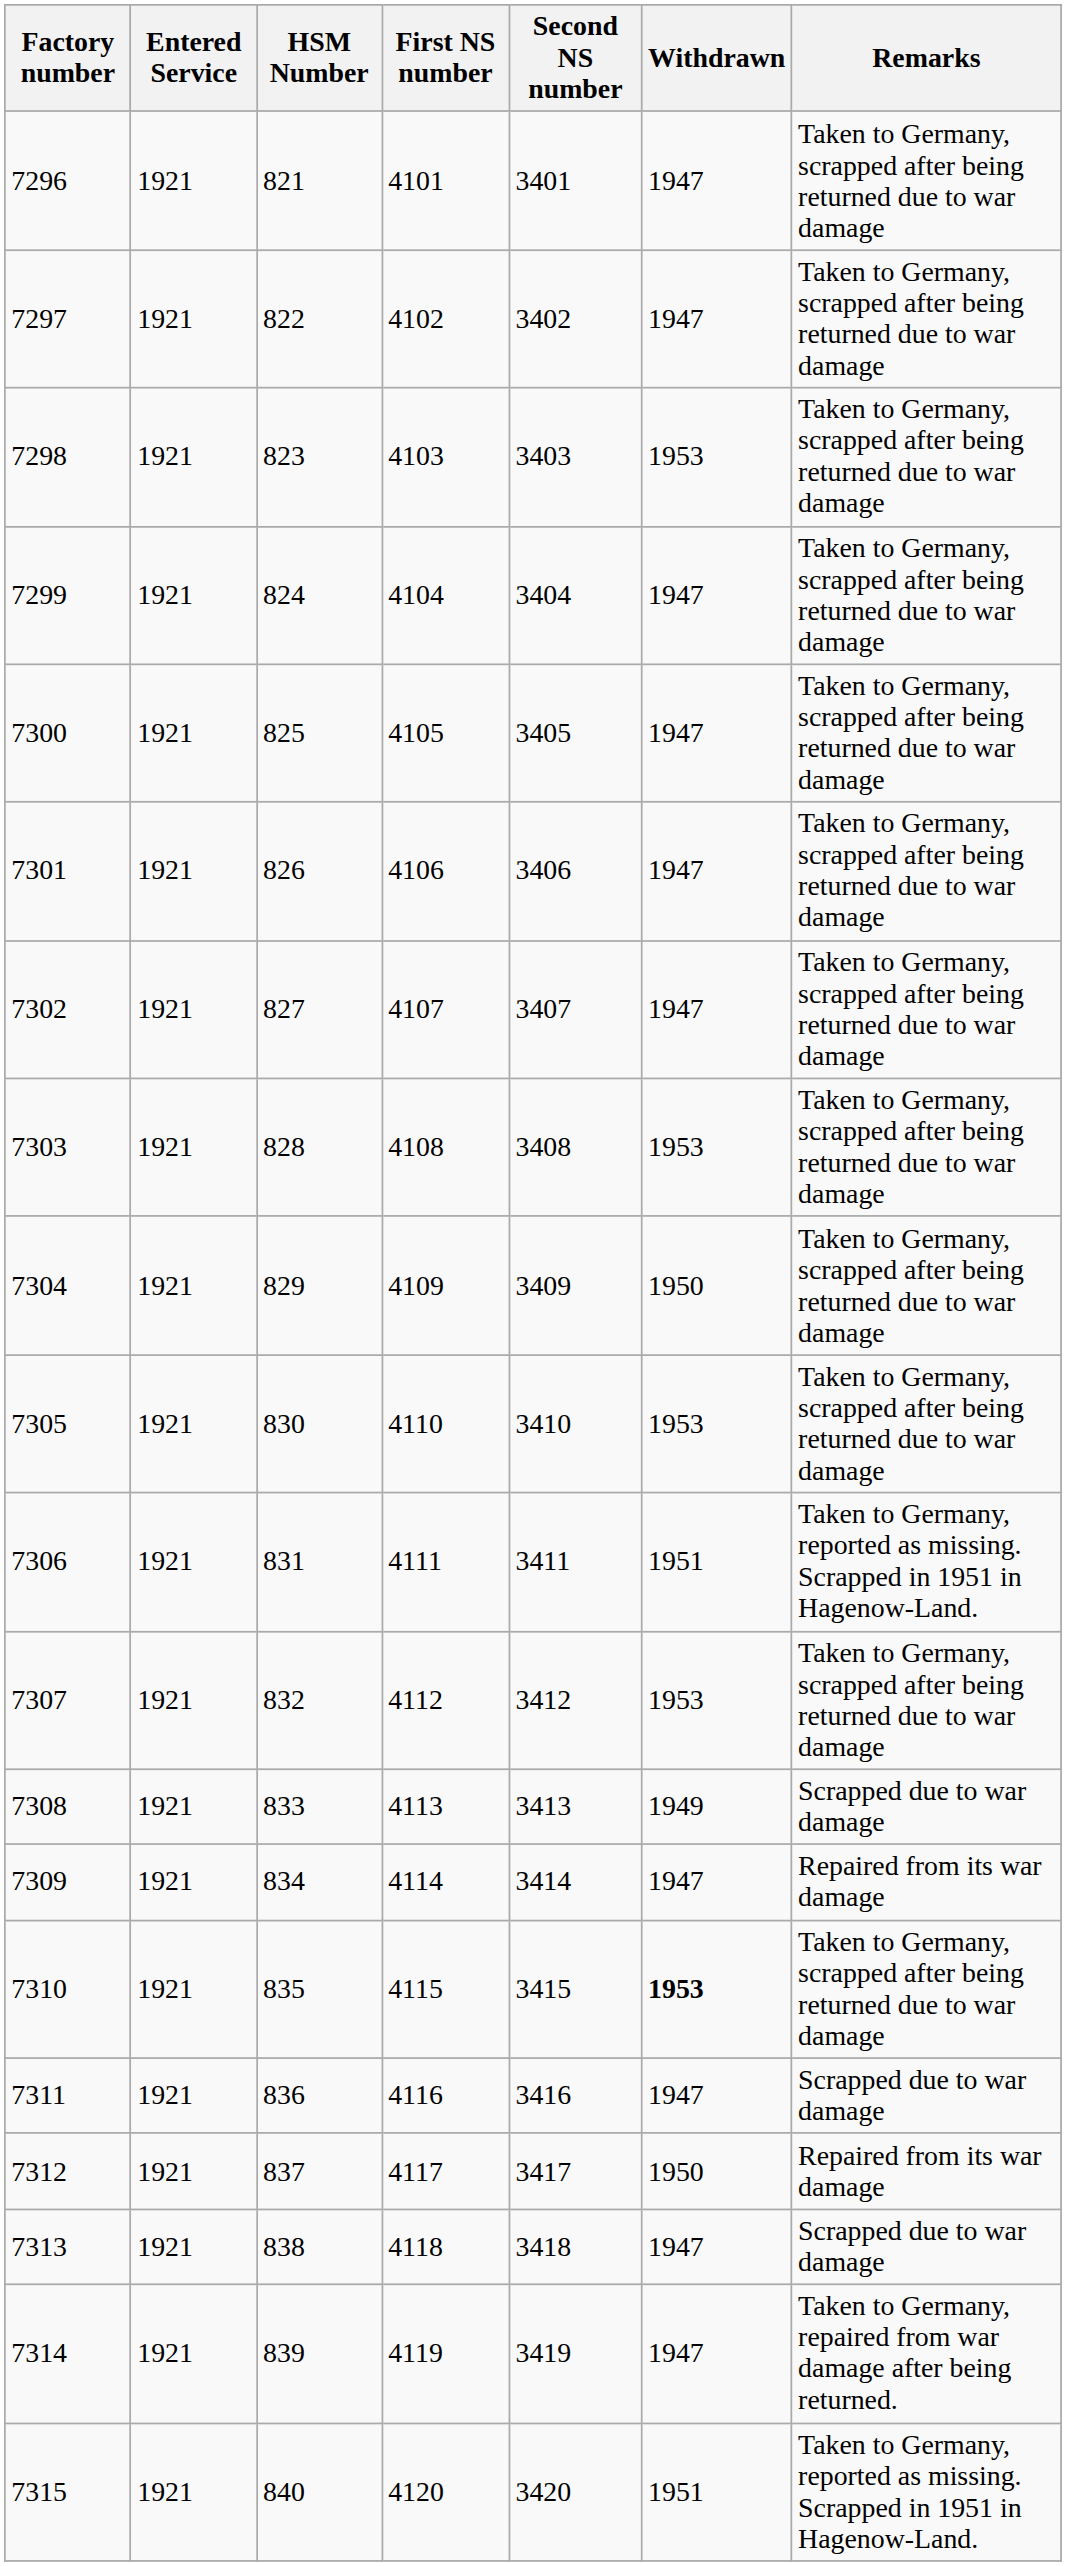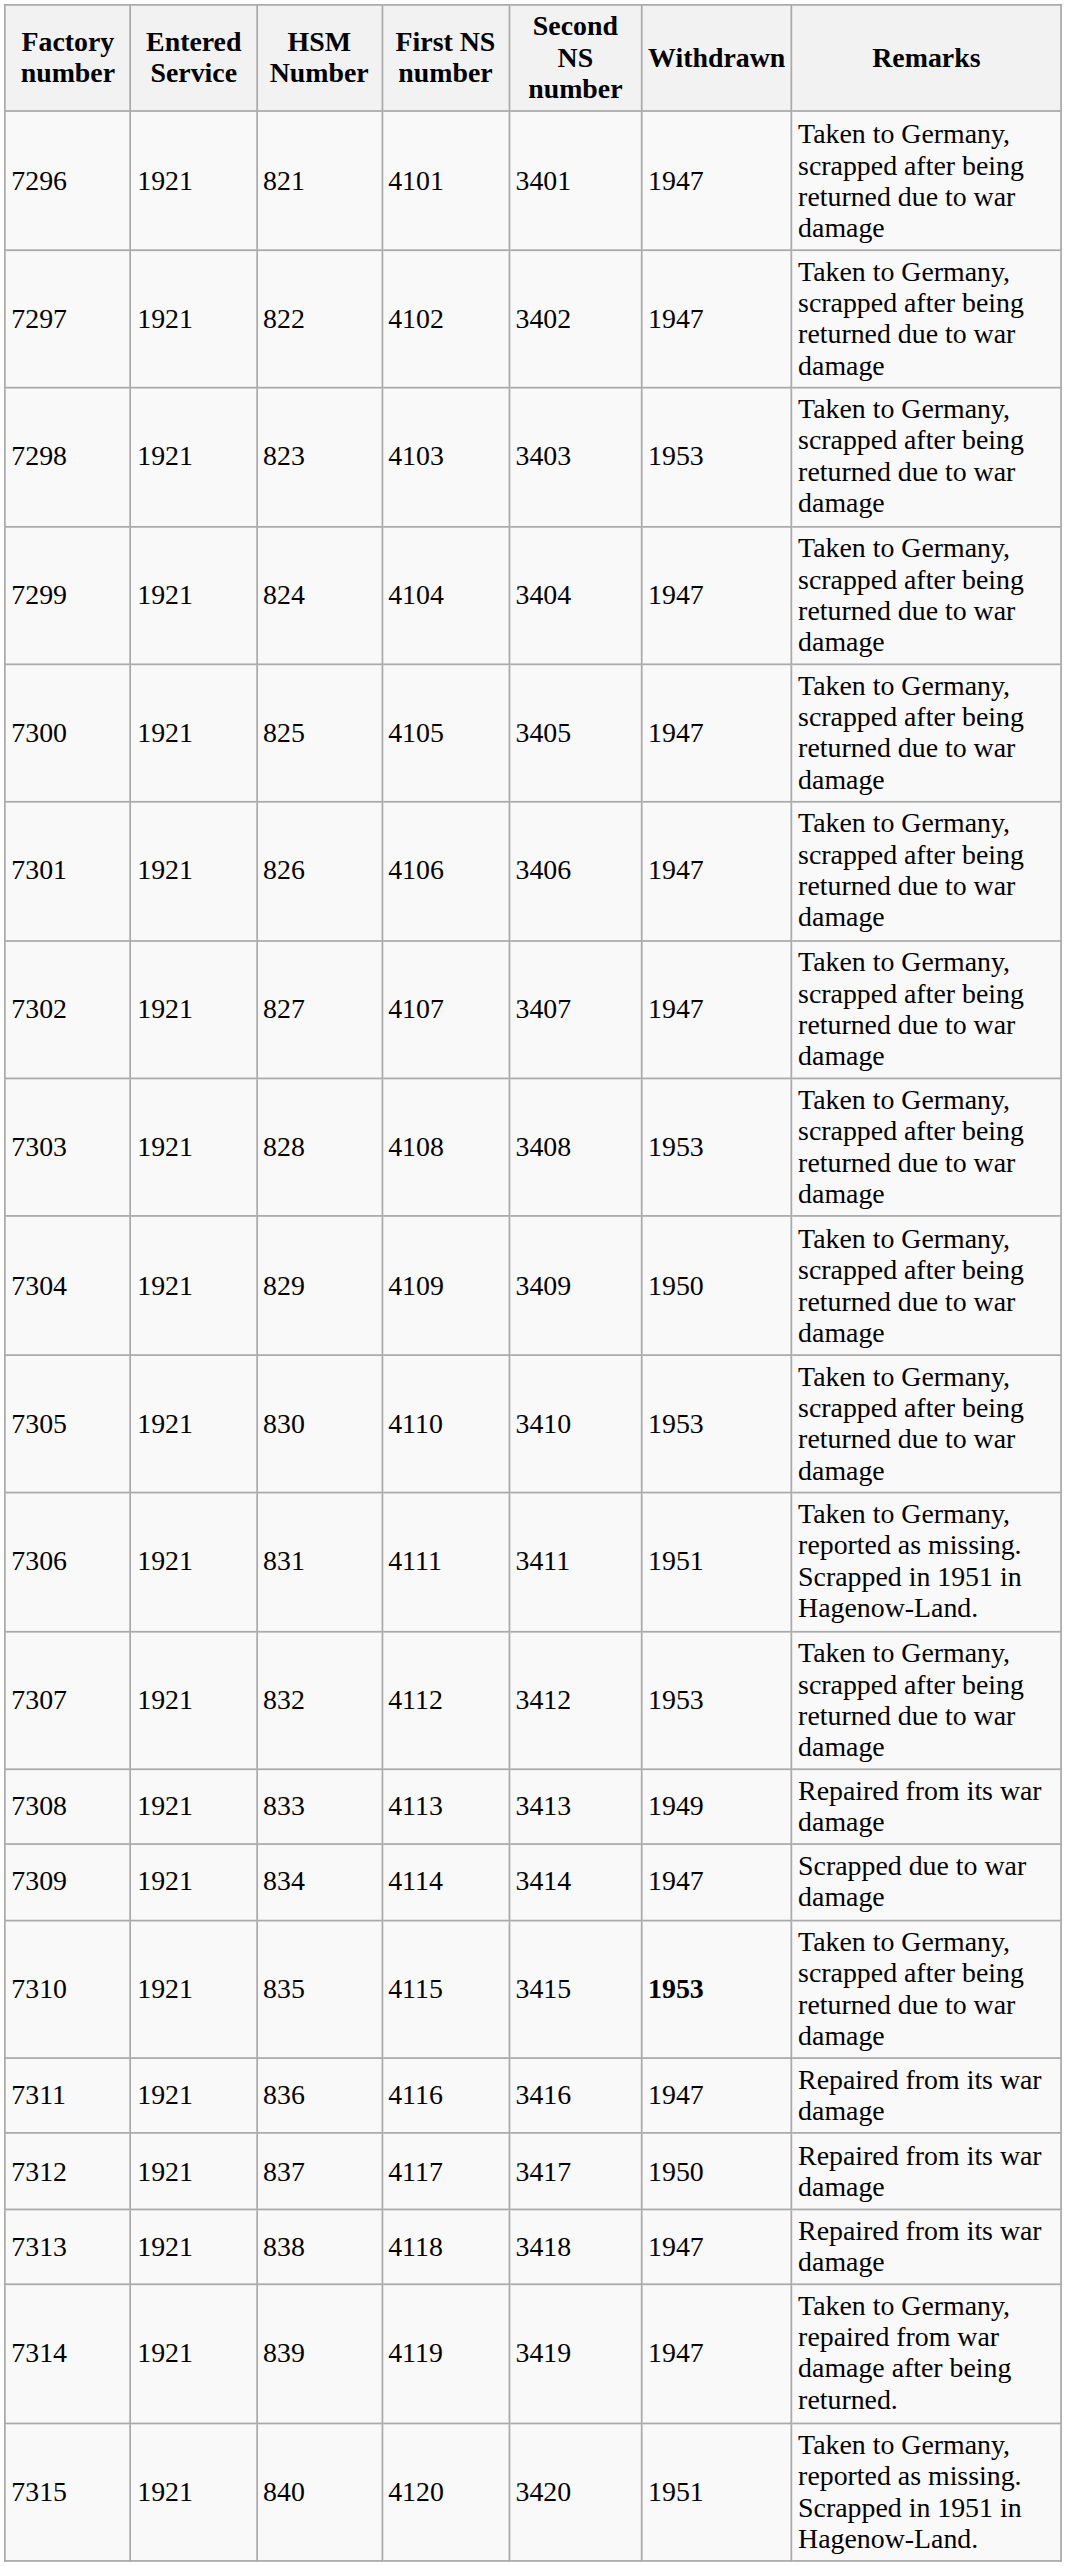(912, 1806) Scrapped due to war damage -> (920, 1806) Repaired from its war damage
(920, 1881) Repaired from its war damage -> (912, 1881) Scrapped due to war damage
(912, 2095) Scrapped due to war damage -> (920, 2095) Repaired from its war damage
(912, 2246) Scrapped due to war damage -> (920, 2246) Repaired from its war damage
